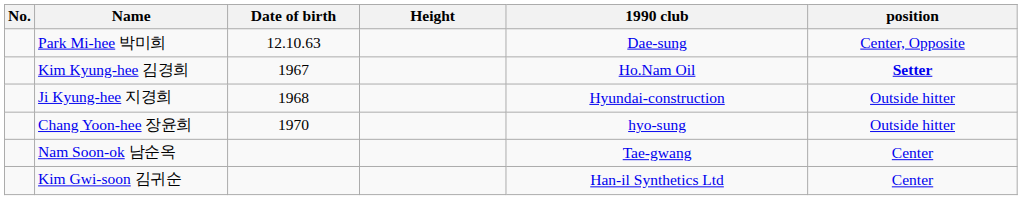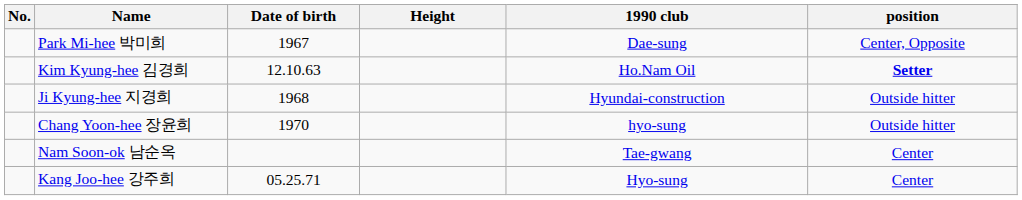(294, 42) 12.10.63 -> (294, 42) 1967
(294, 70) 1967 -> (294, 70) 12.10.63
- row: (110, 180)
+ row: (106, 180)
